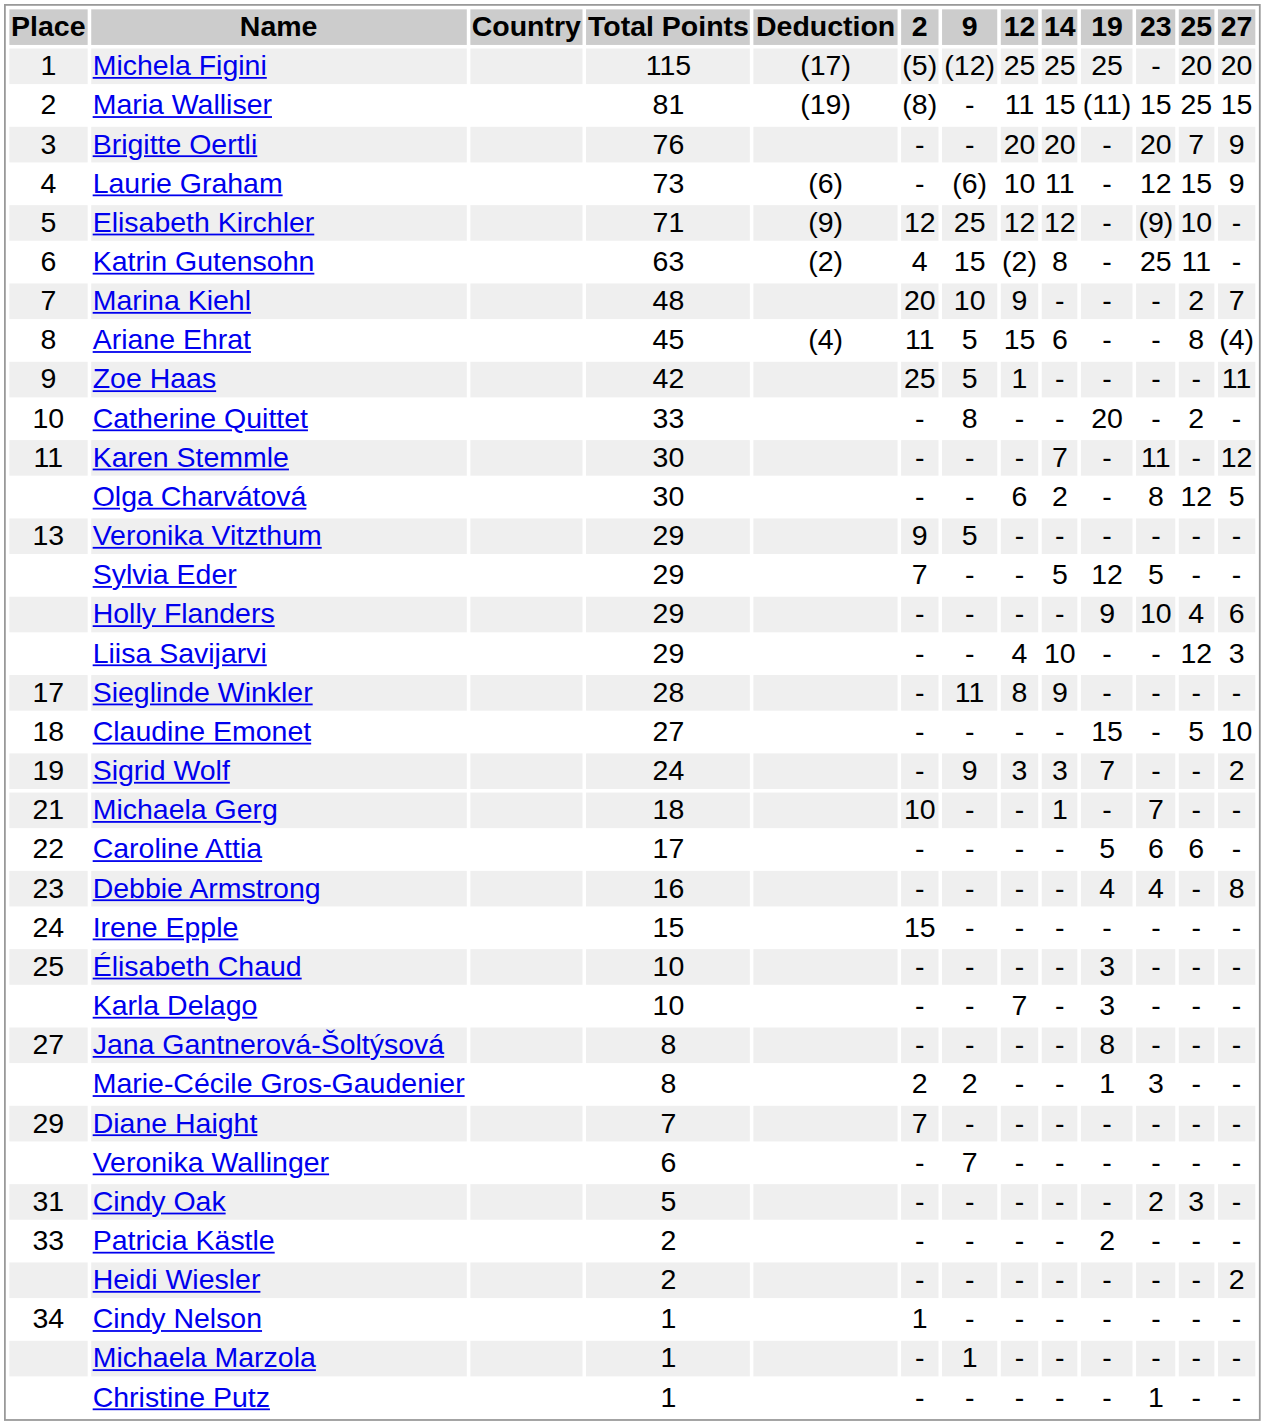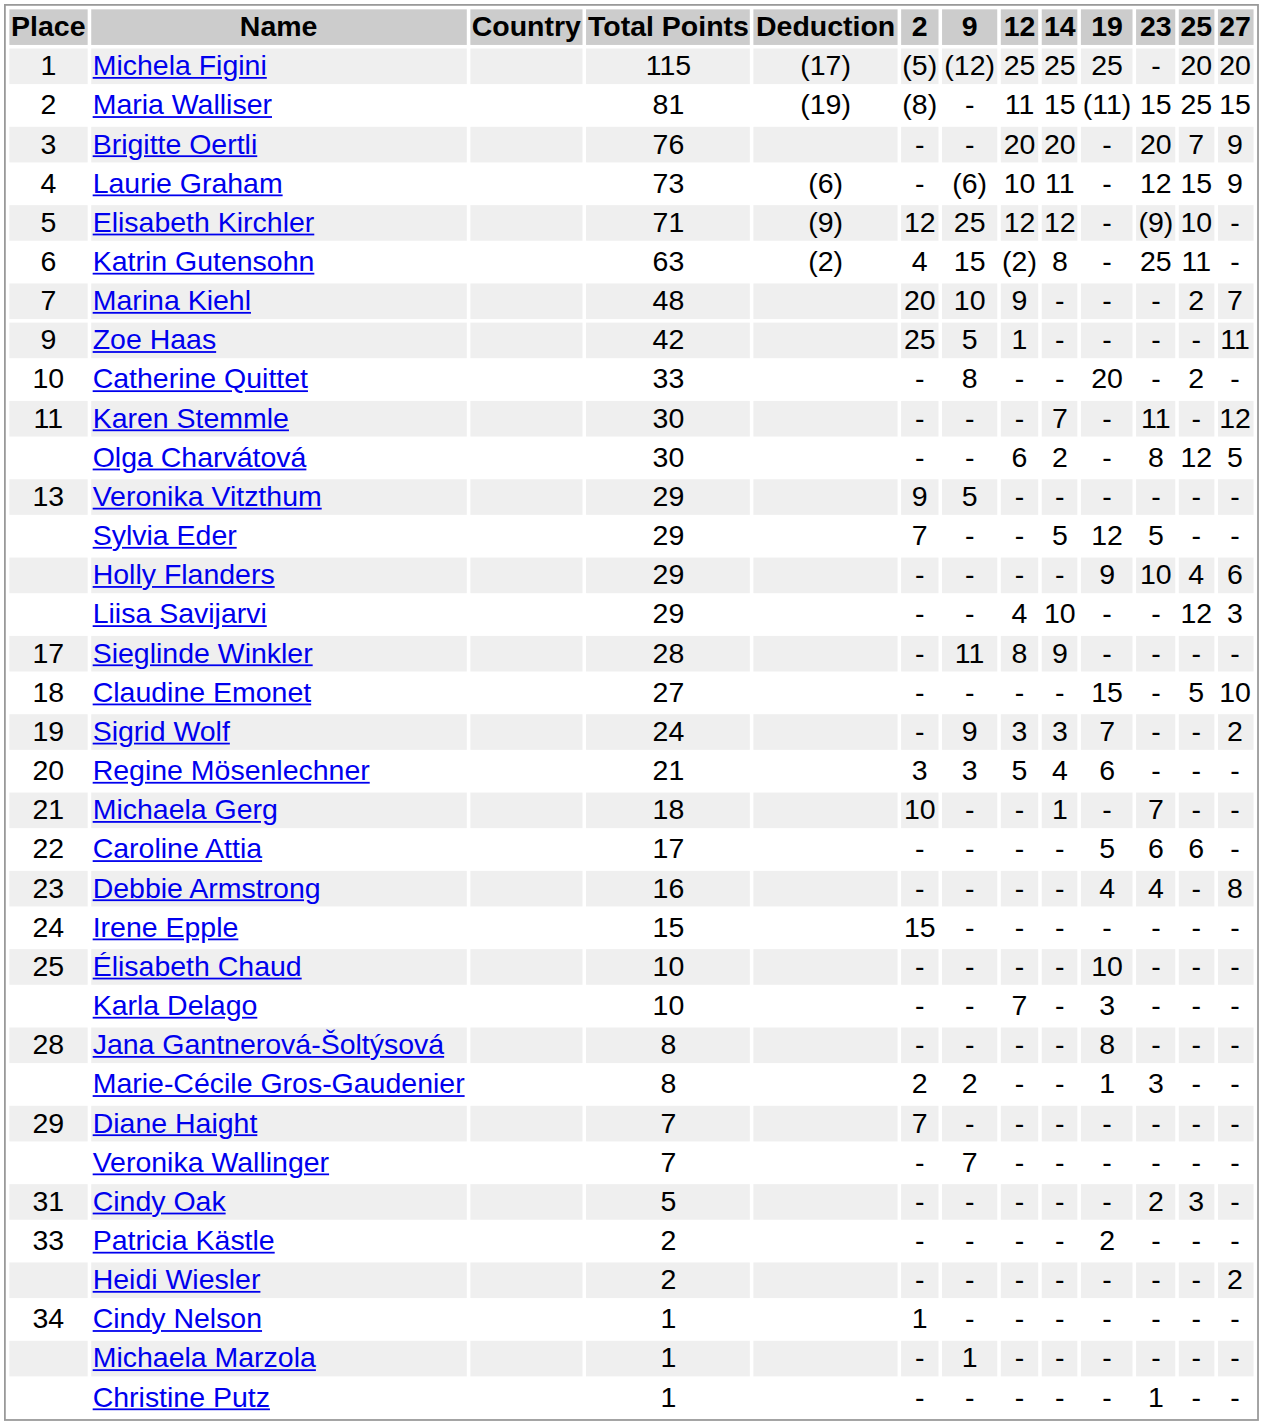- row: (172, 340)
+ row: (231, 770)
(1107, 966) 3 -> (1107, 966) 10
(48, 1044) 27 -> (48, 1044) 28
(668, 1162) 6 -> (668, 1162) 7
